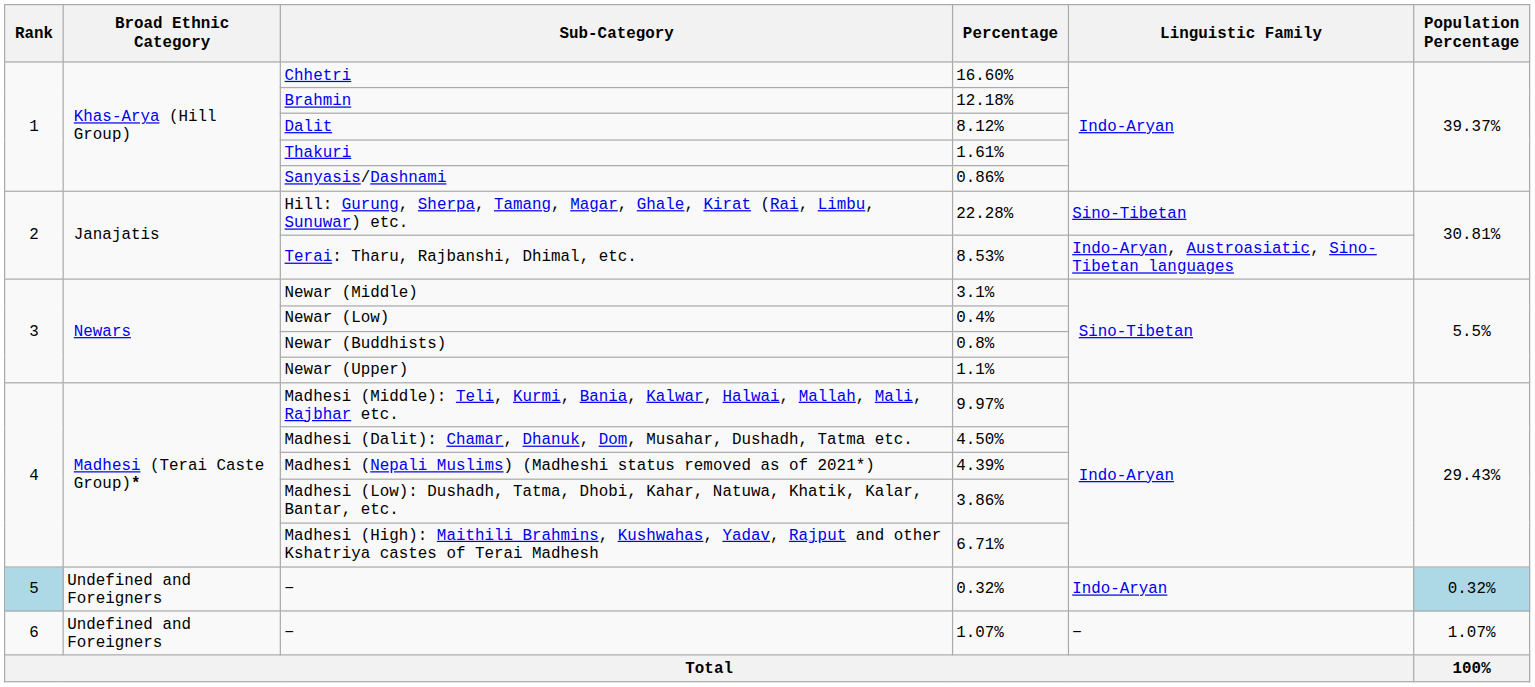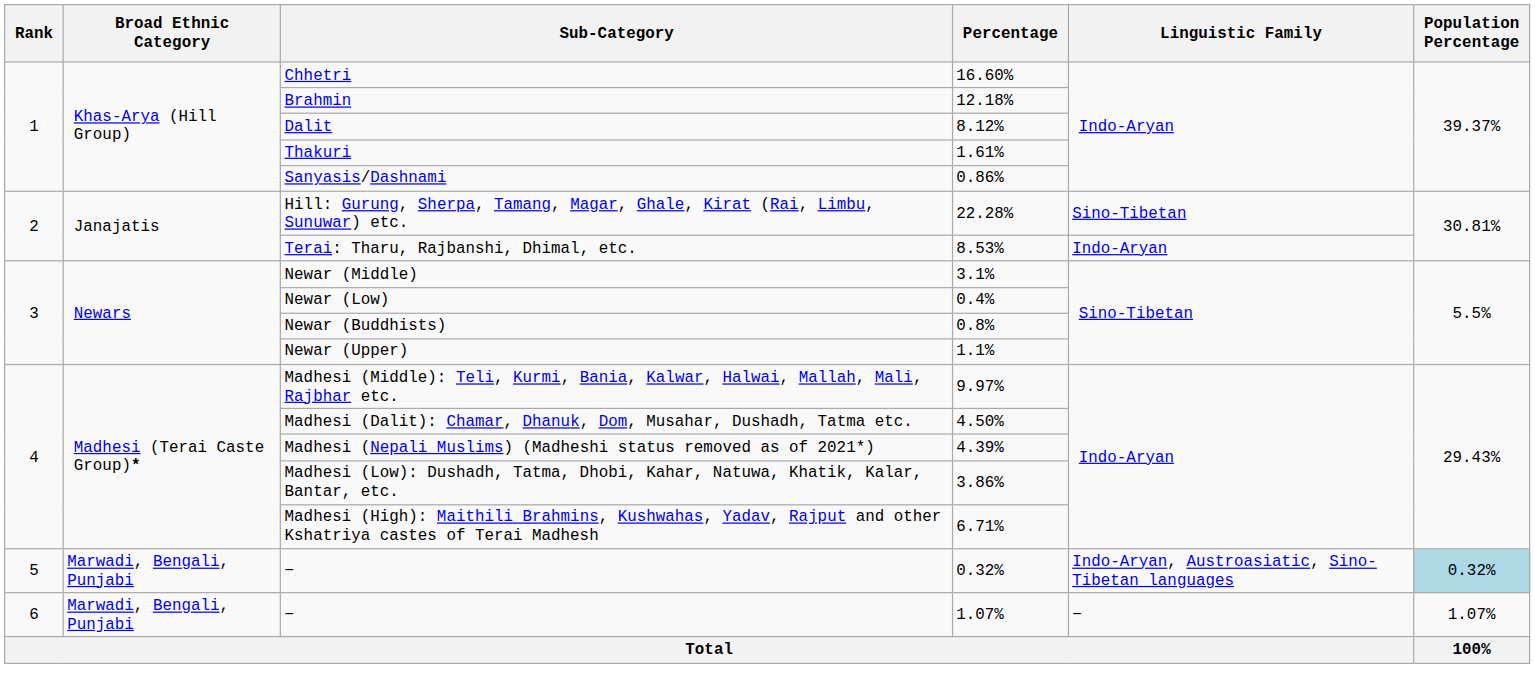(1224, 257) Indo-Aryan, Austroasiatic, Sino-Tibetan languages -> (1120, 248) Indo-Aryan
(34, 589) lightblue background -> (34, 571) no background
(129, 589) Undefined and Foreigners -> (148, 571) Marwadi, Bengali, Punjabi
(1120, 589) Indo-Aryan -> (1224, 571) Indo-Aryan, Austroasiatic, Sino-Tibetan languages
(129, 633) Undefined and Foreigners -> (148, 615) Marwadi, Bengali, Punjabi
